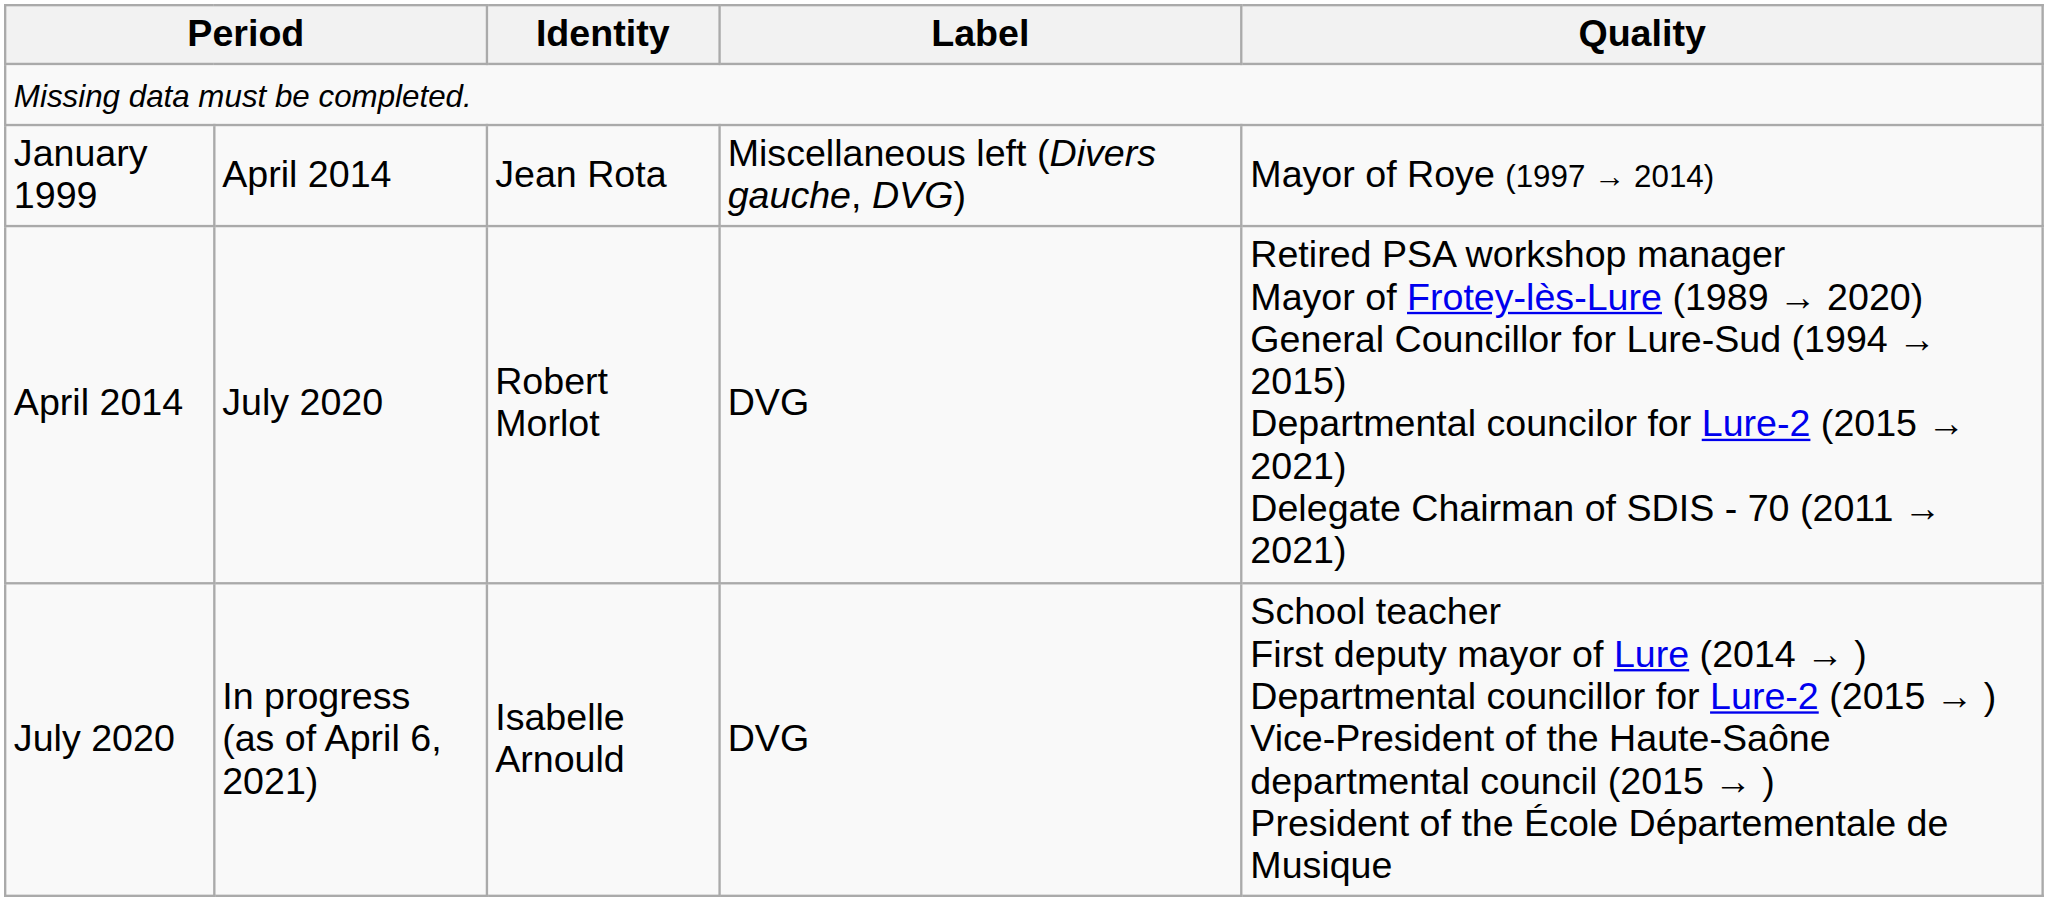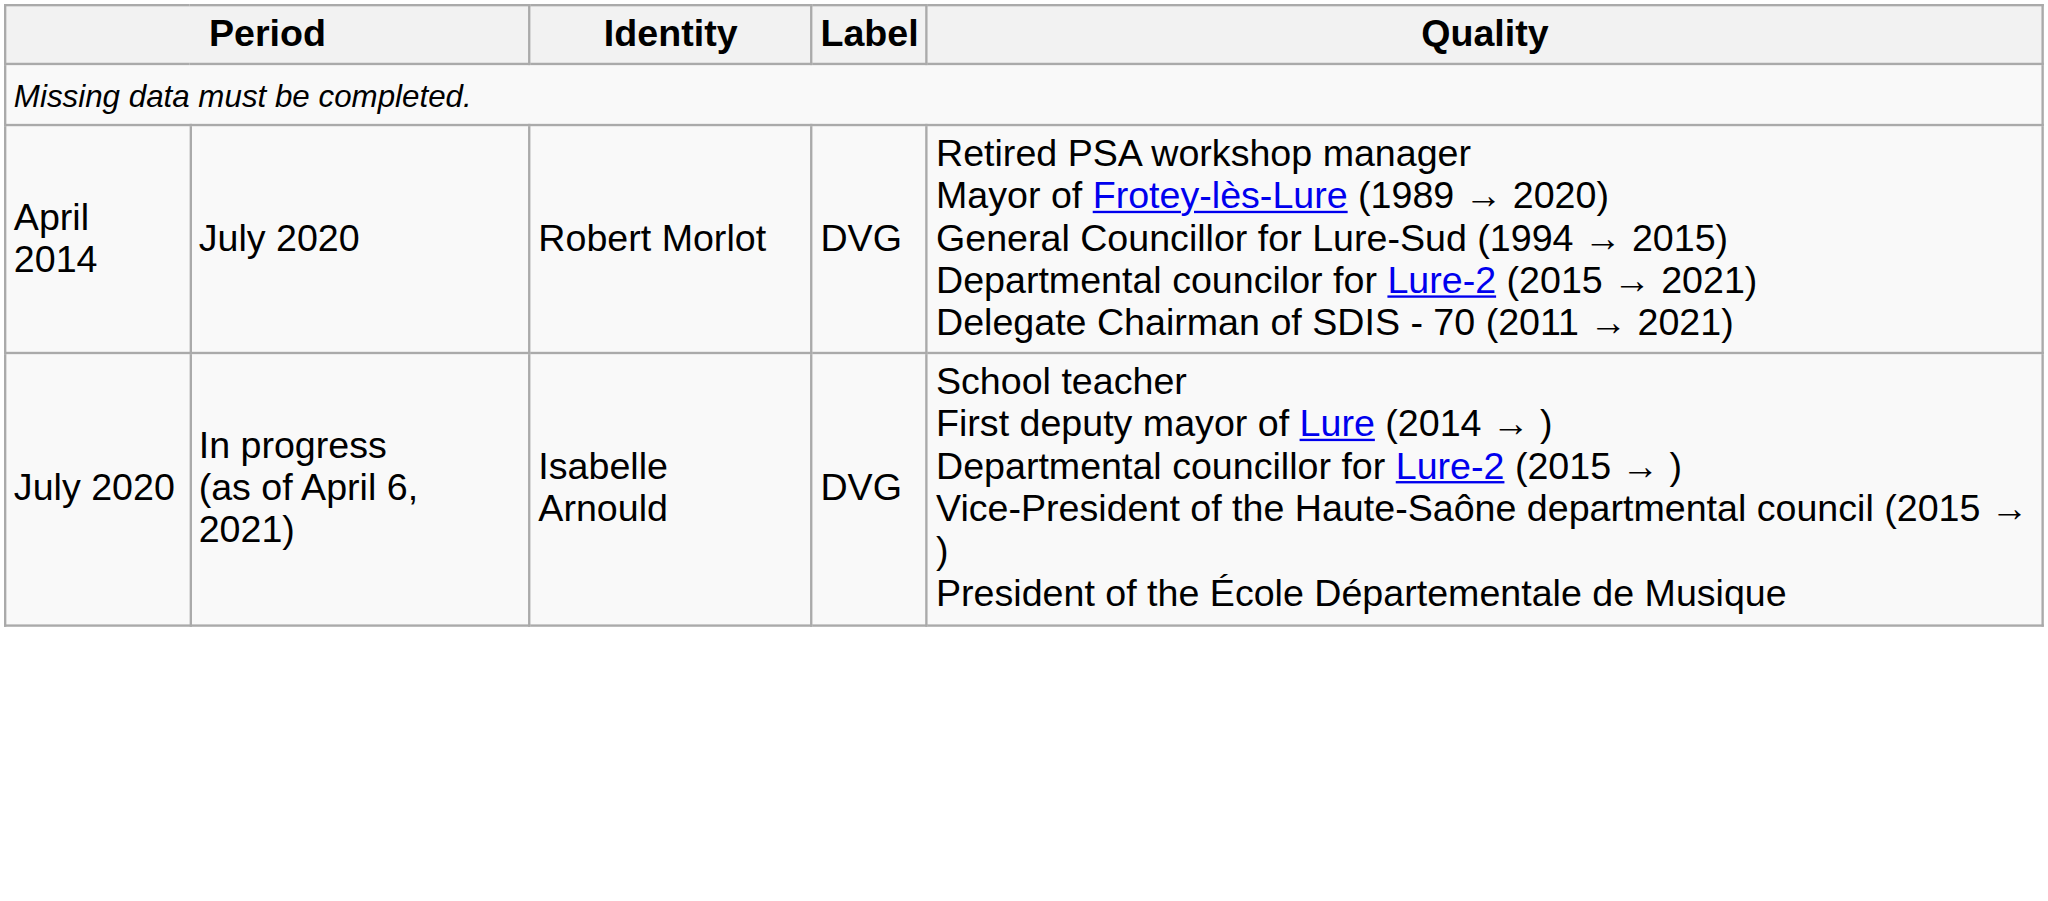- row: (81, 174)
